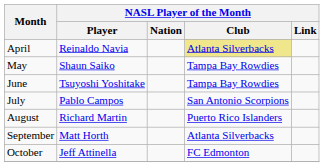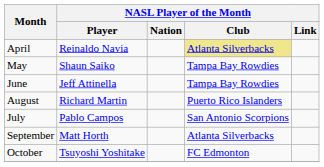(102, 83) Tsuyoshi Yoshitake -> (88, 83) Jeff Attinella
rows swapped: (16, 100) <-> (23, 118)
(88, 153) Jeff Attinella -> (102, 153) Tsuyoshi Yoshitake
